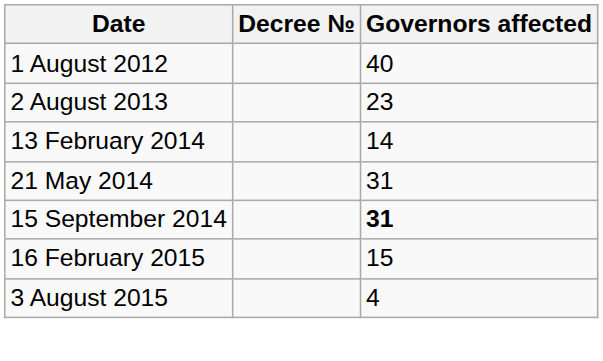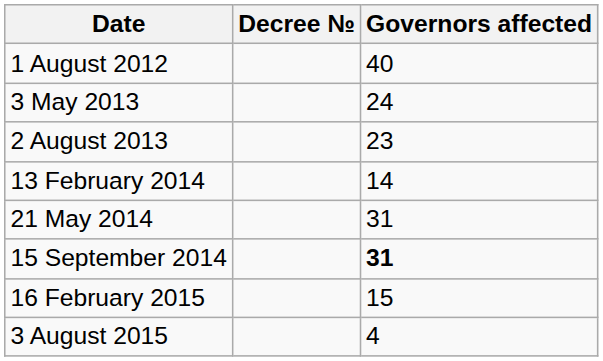+ row: (75, 102)
